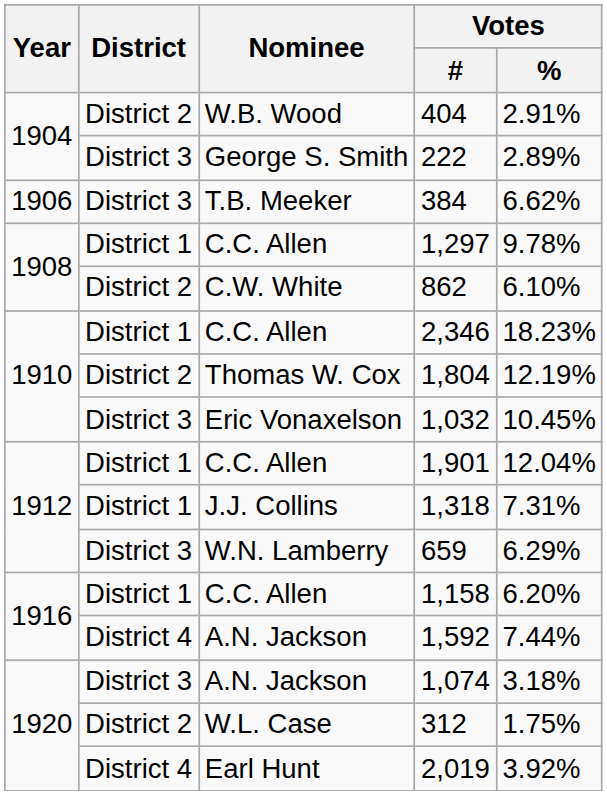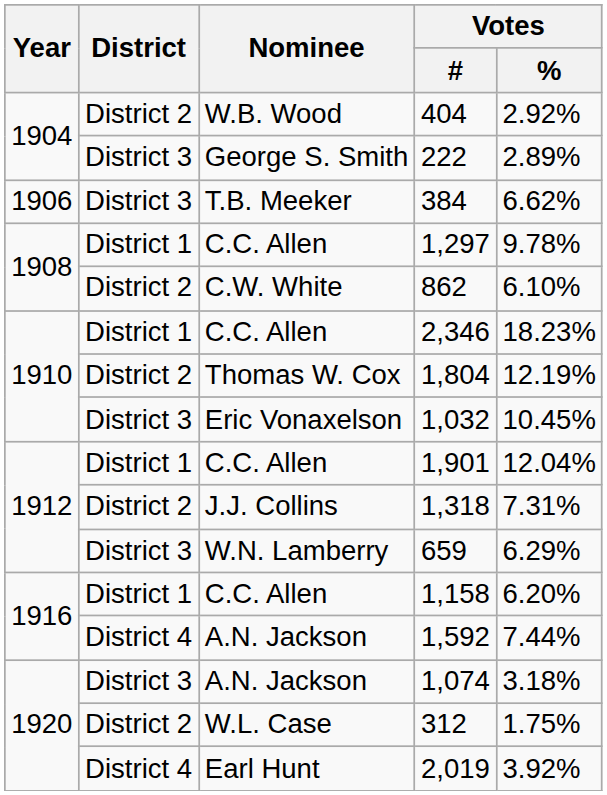(542, 113) 2.91% -> (542, 113) 2.92%
(139, 506) District 1 -> (139, 506) District 2
